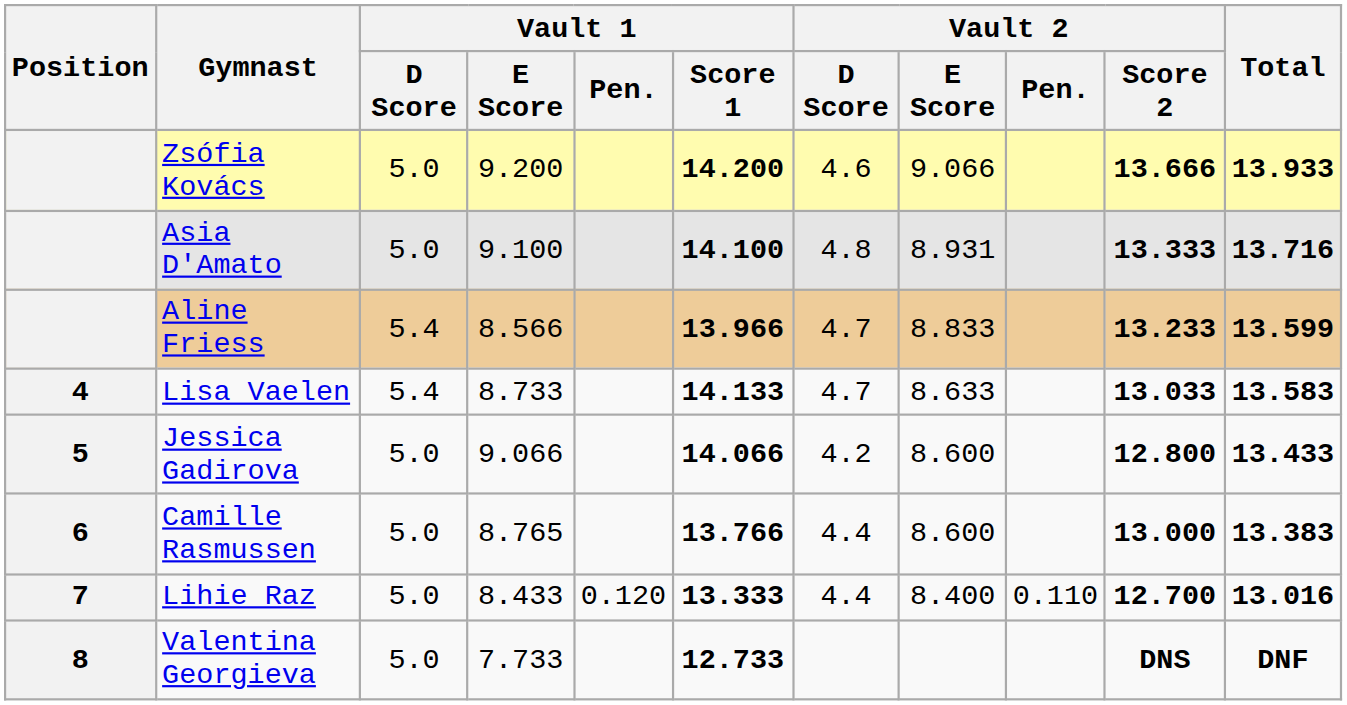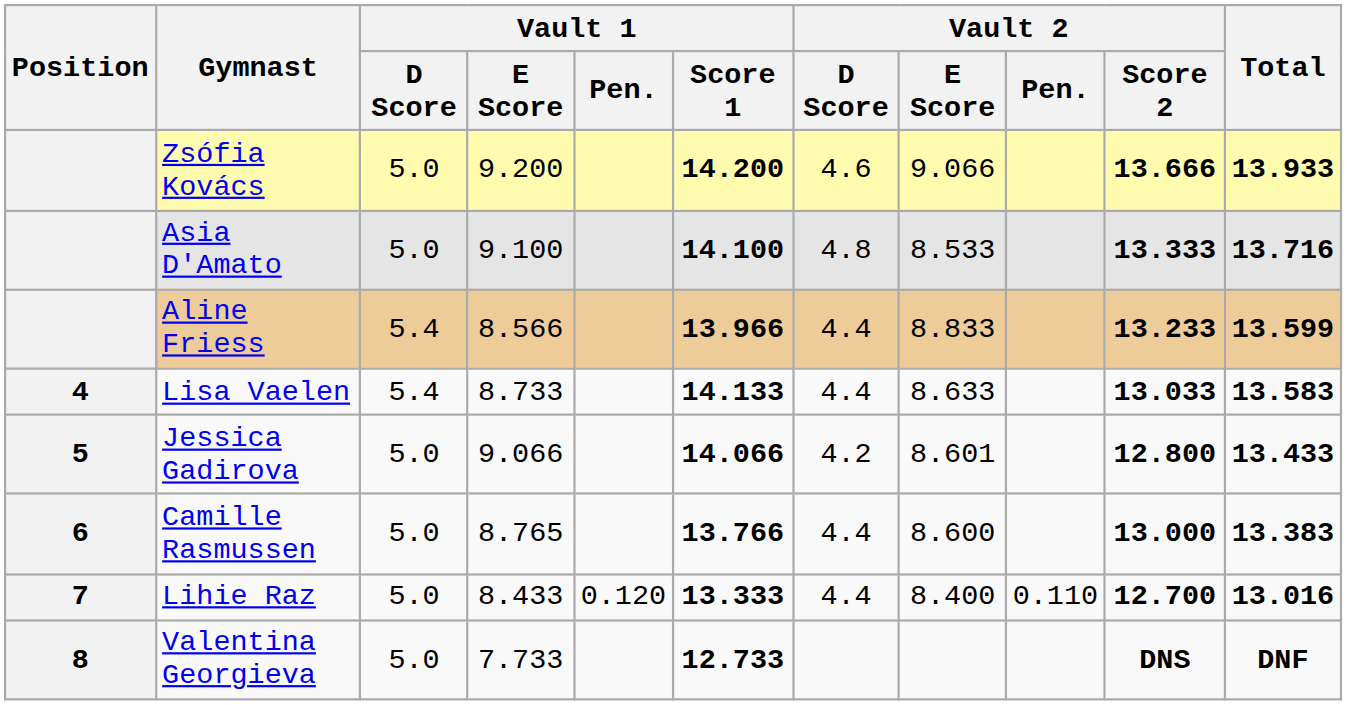(953, 250) 8.931 -> (953, 250) 8.533
(846, 329) 4.7 -> (846, 329) 4.4
(846, 392) 4.7 -> (846, 392) 4.4
(953, 455) 8.600 -> (953, 455) 8.601
